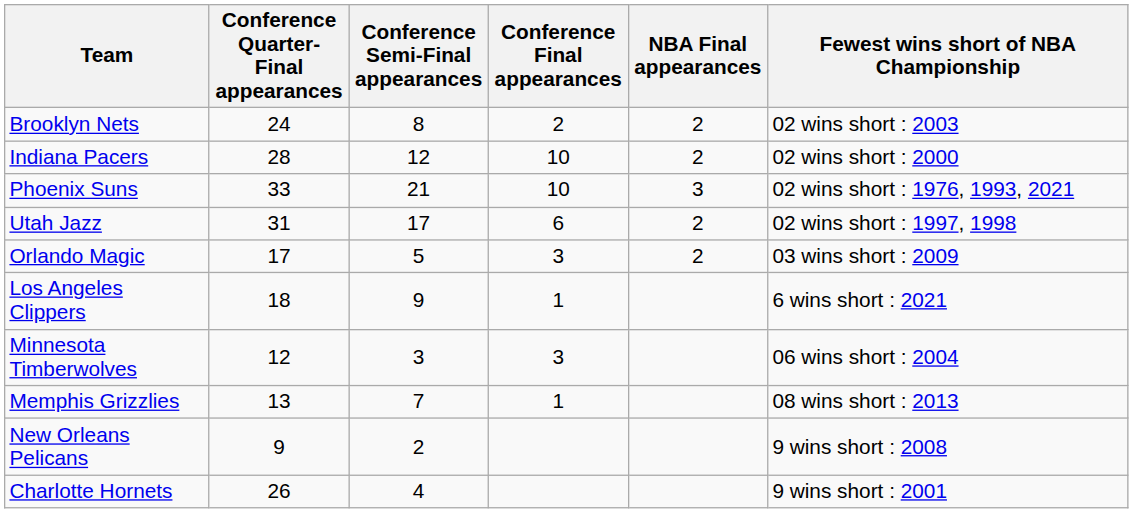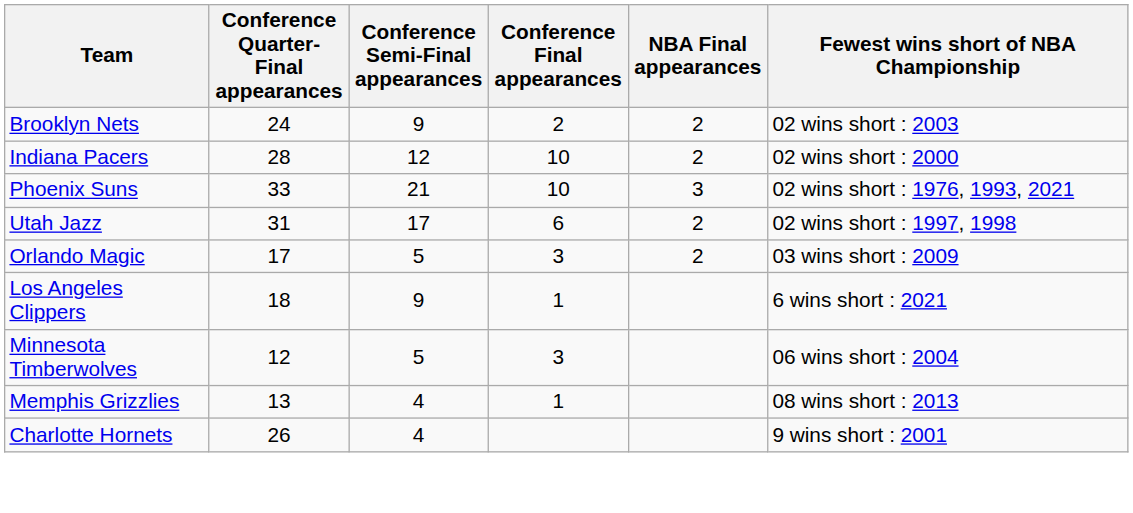(419, 124) 8 -> (419, 124) 9
(419, 357) 3 -> (419, 357) 5
(419, 401) 7 -> (419, 401) 4
- row: (70, 446)
